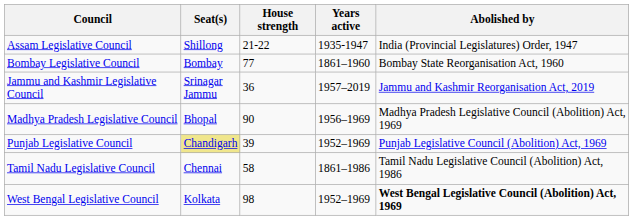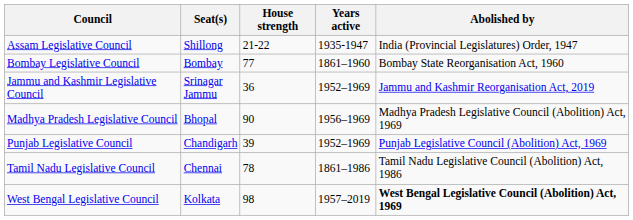(344, 87) 1957–2019 -> (344, 87) 1952–1969
(211, 143) khaki background -> (211, 143) no background
(248, 168) 58 -> (248, 168) 78
(344, 199) 1952–1969 -> (344, 199) 1957–2019
